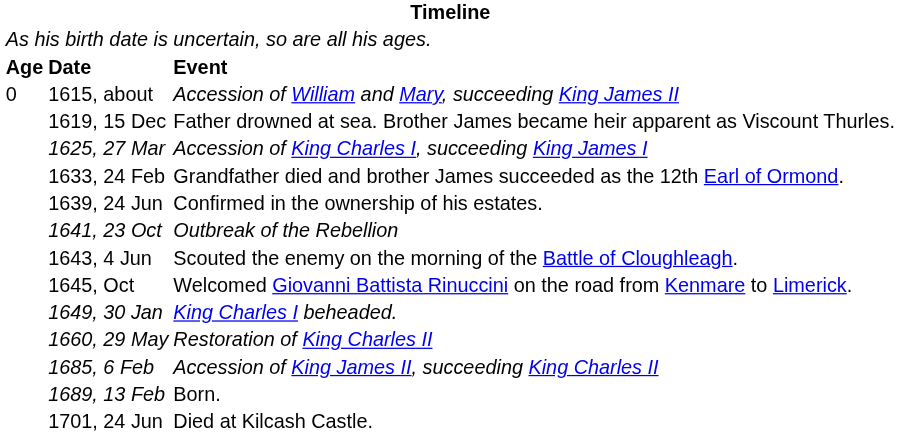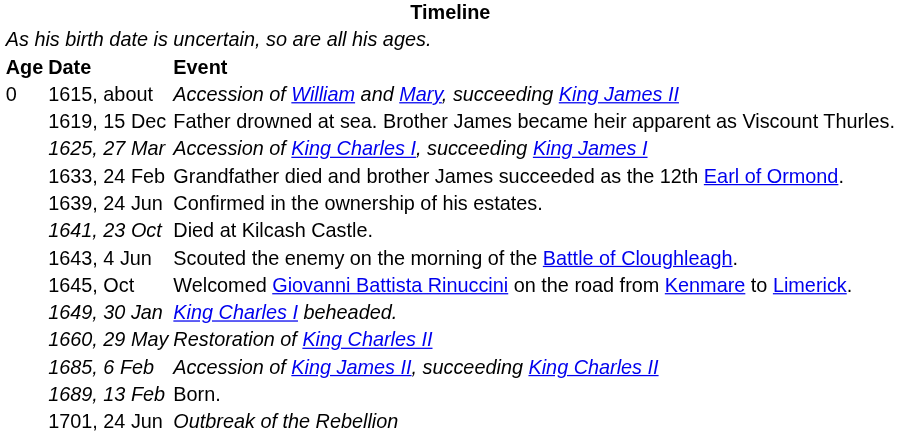(286, 231) Outbreak of the Rebellion -> (273, 231) Died at Kilcash Castle.
(273, 421) Died at Kilcash Castle. -> (286, 421) Outbreak of the Rebellion
